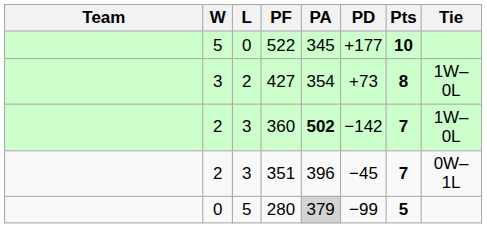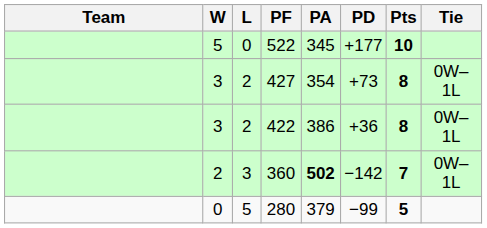(451, 81) 1W–0L -> (451, 81) 0W–1L
+ row: (281, 127)
(451, 127) 1W–0L -> (451, 173) 0W–1L
- row: (281, 173)
(321, 209) lightgrey background -> (321, 209) no background
